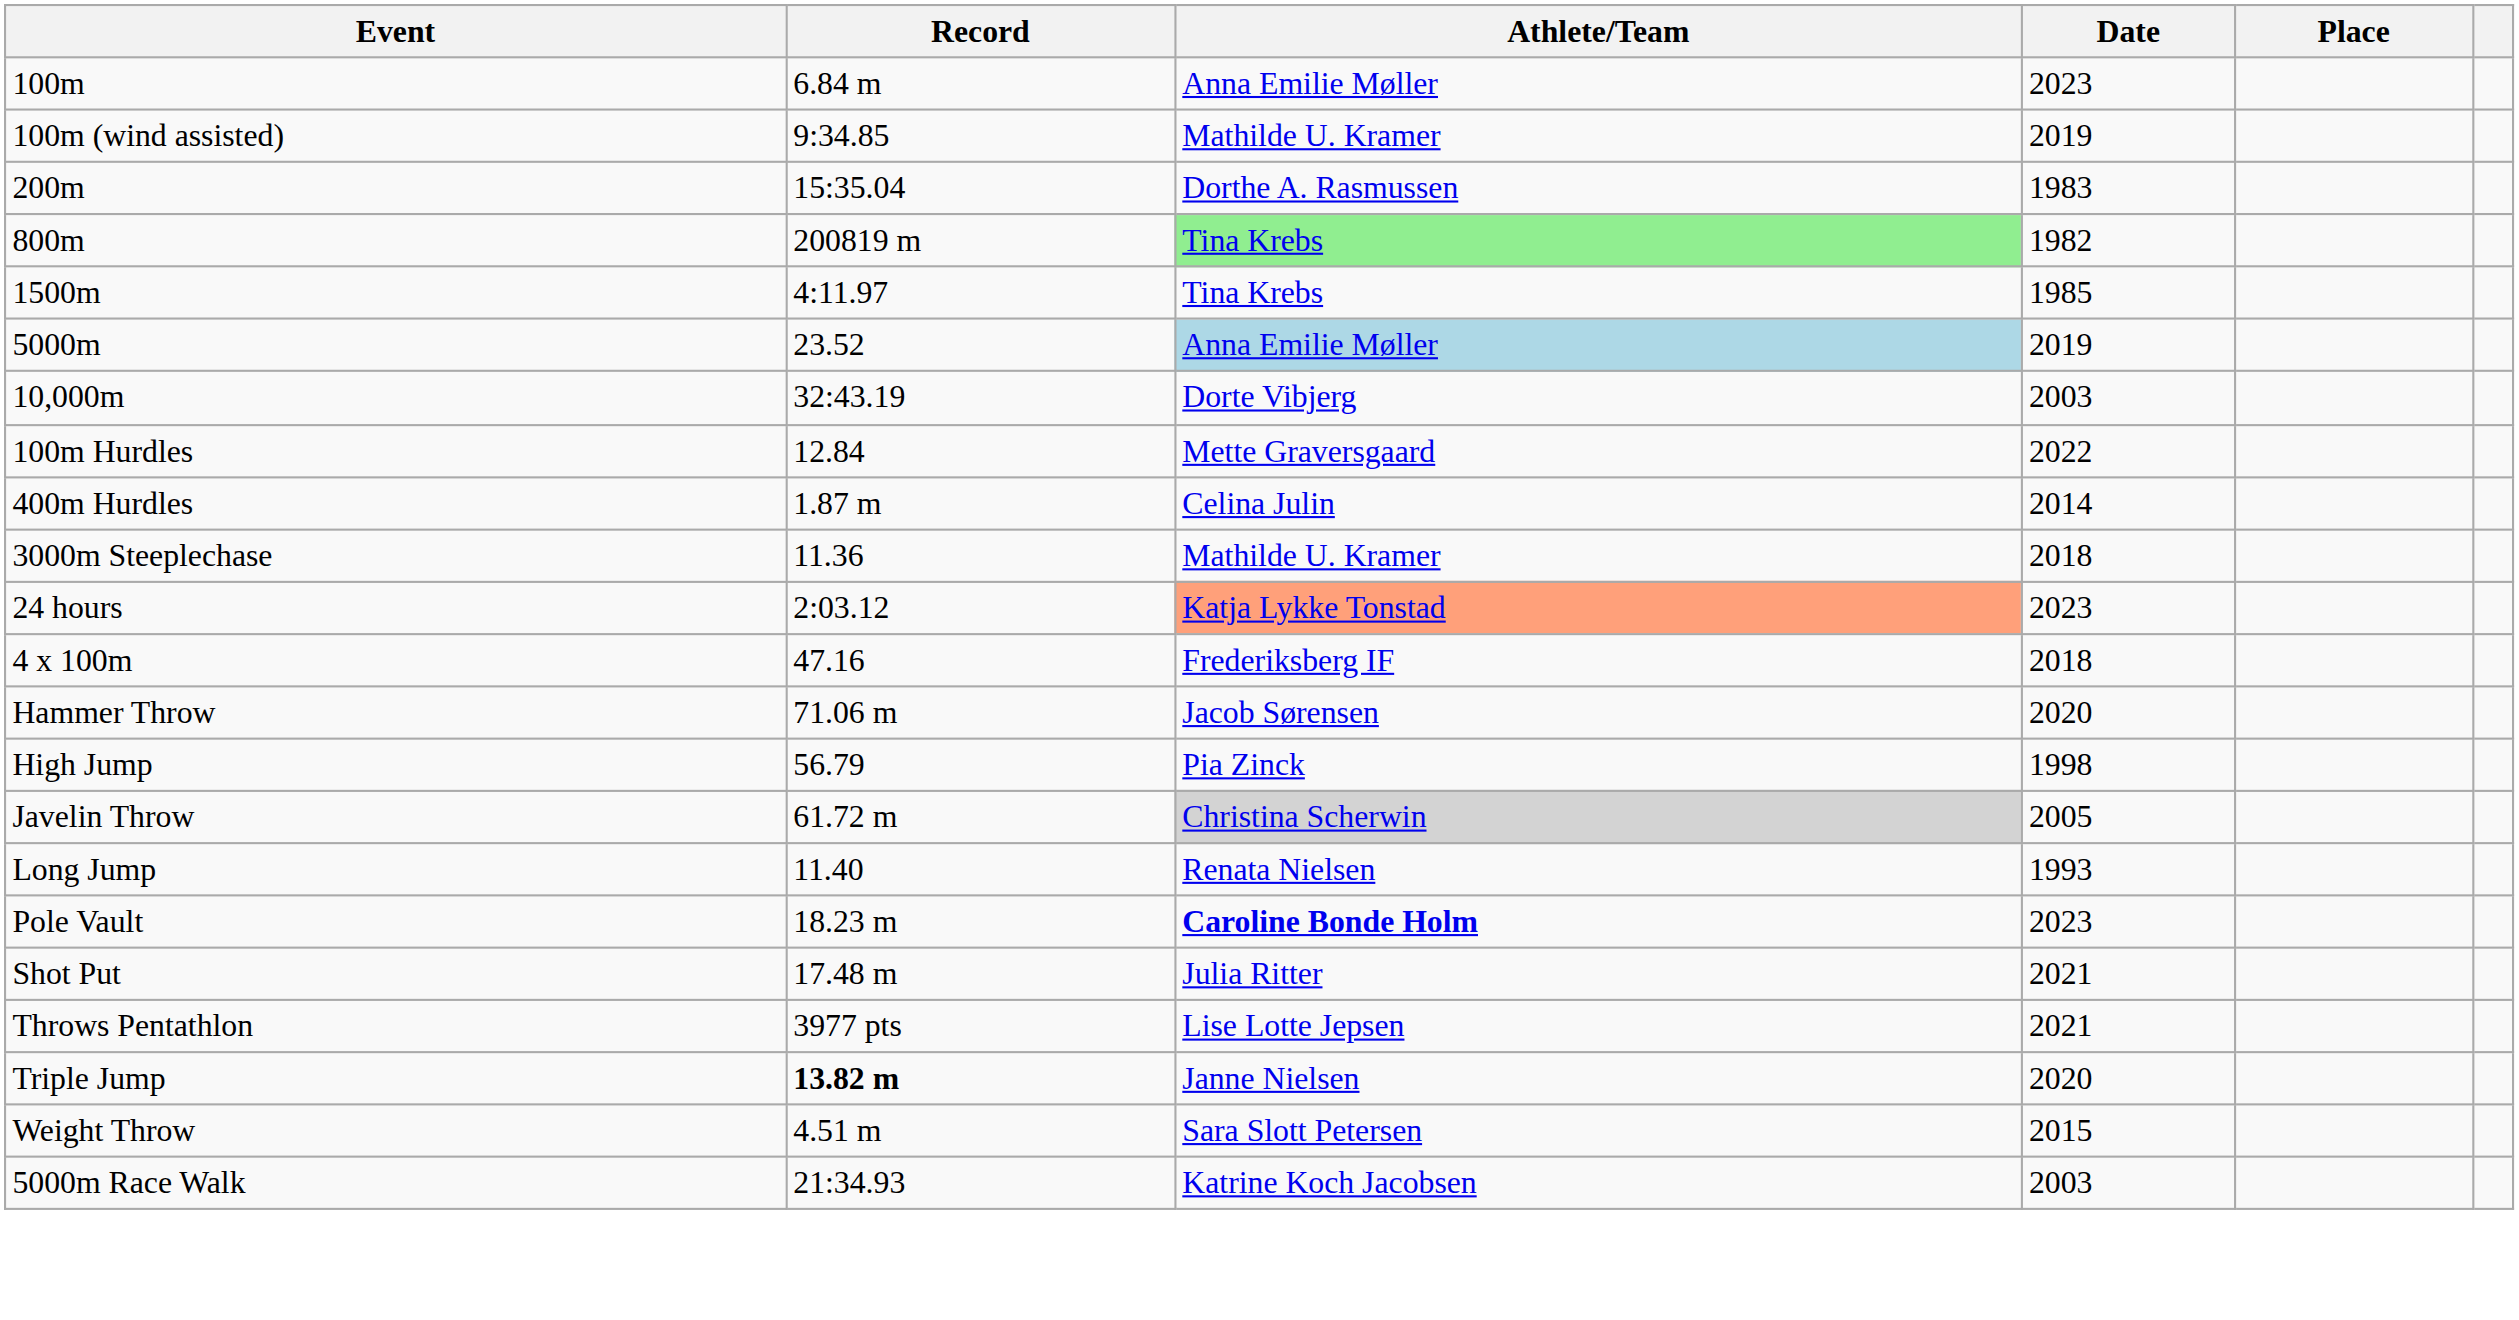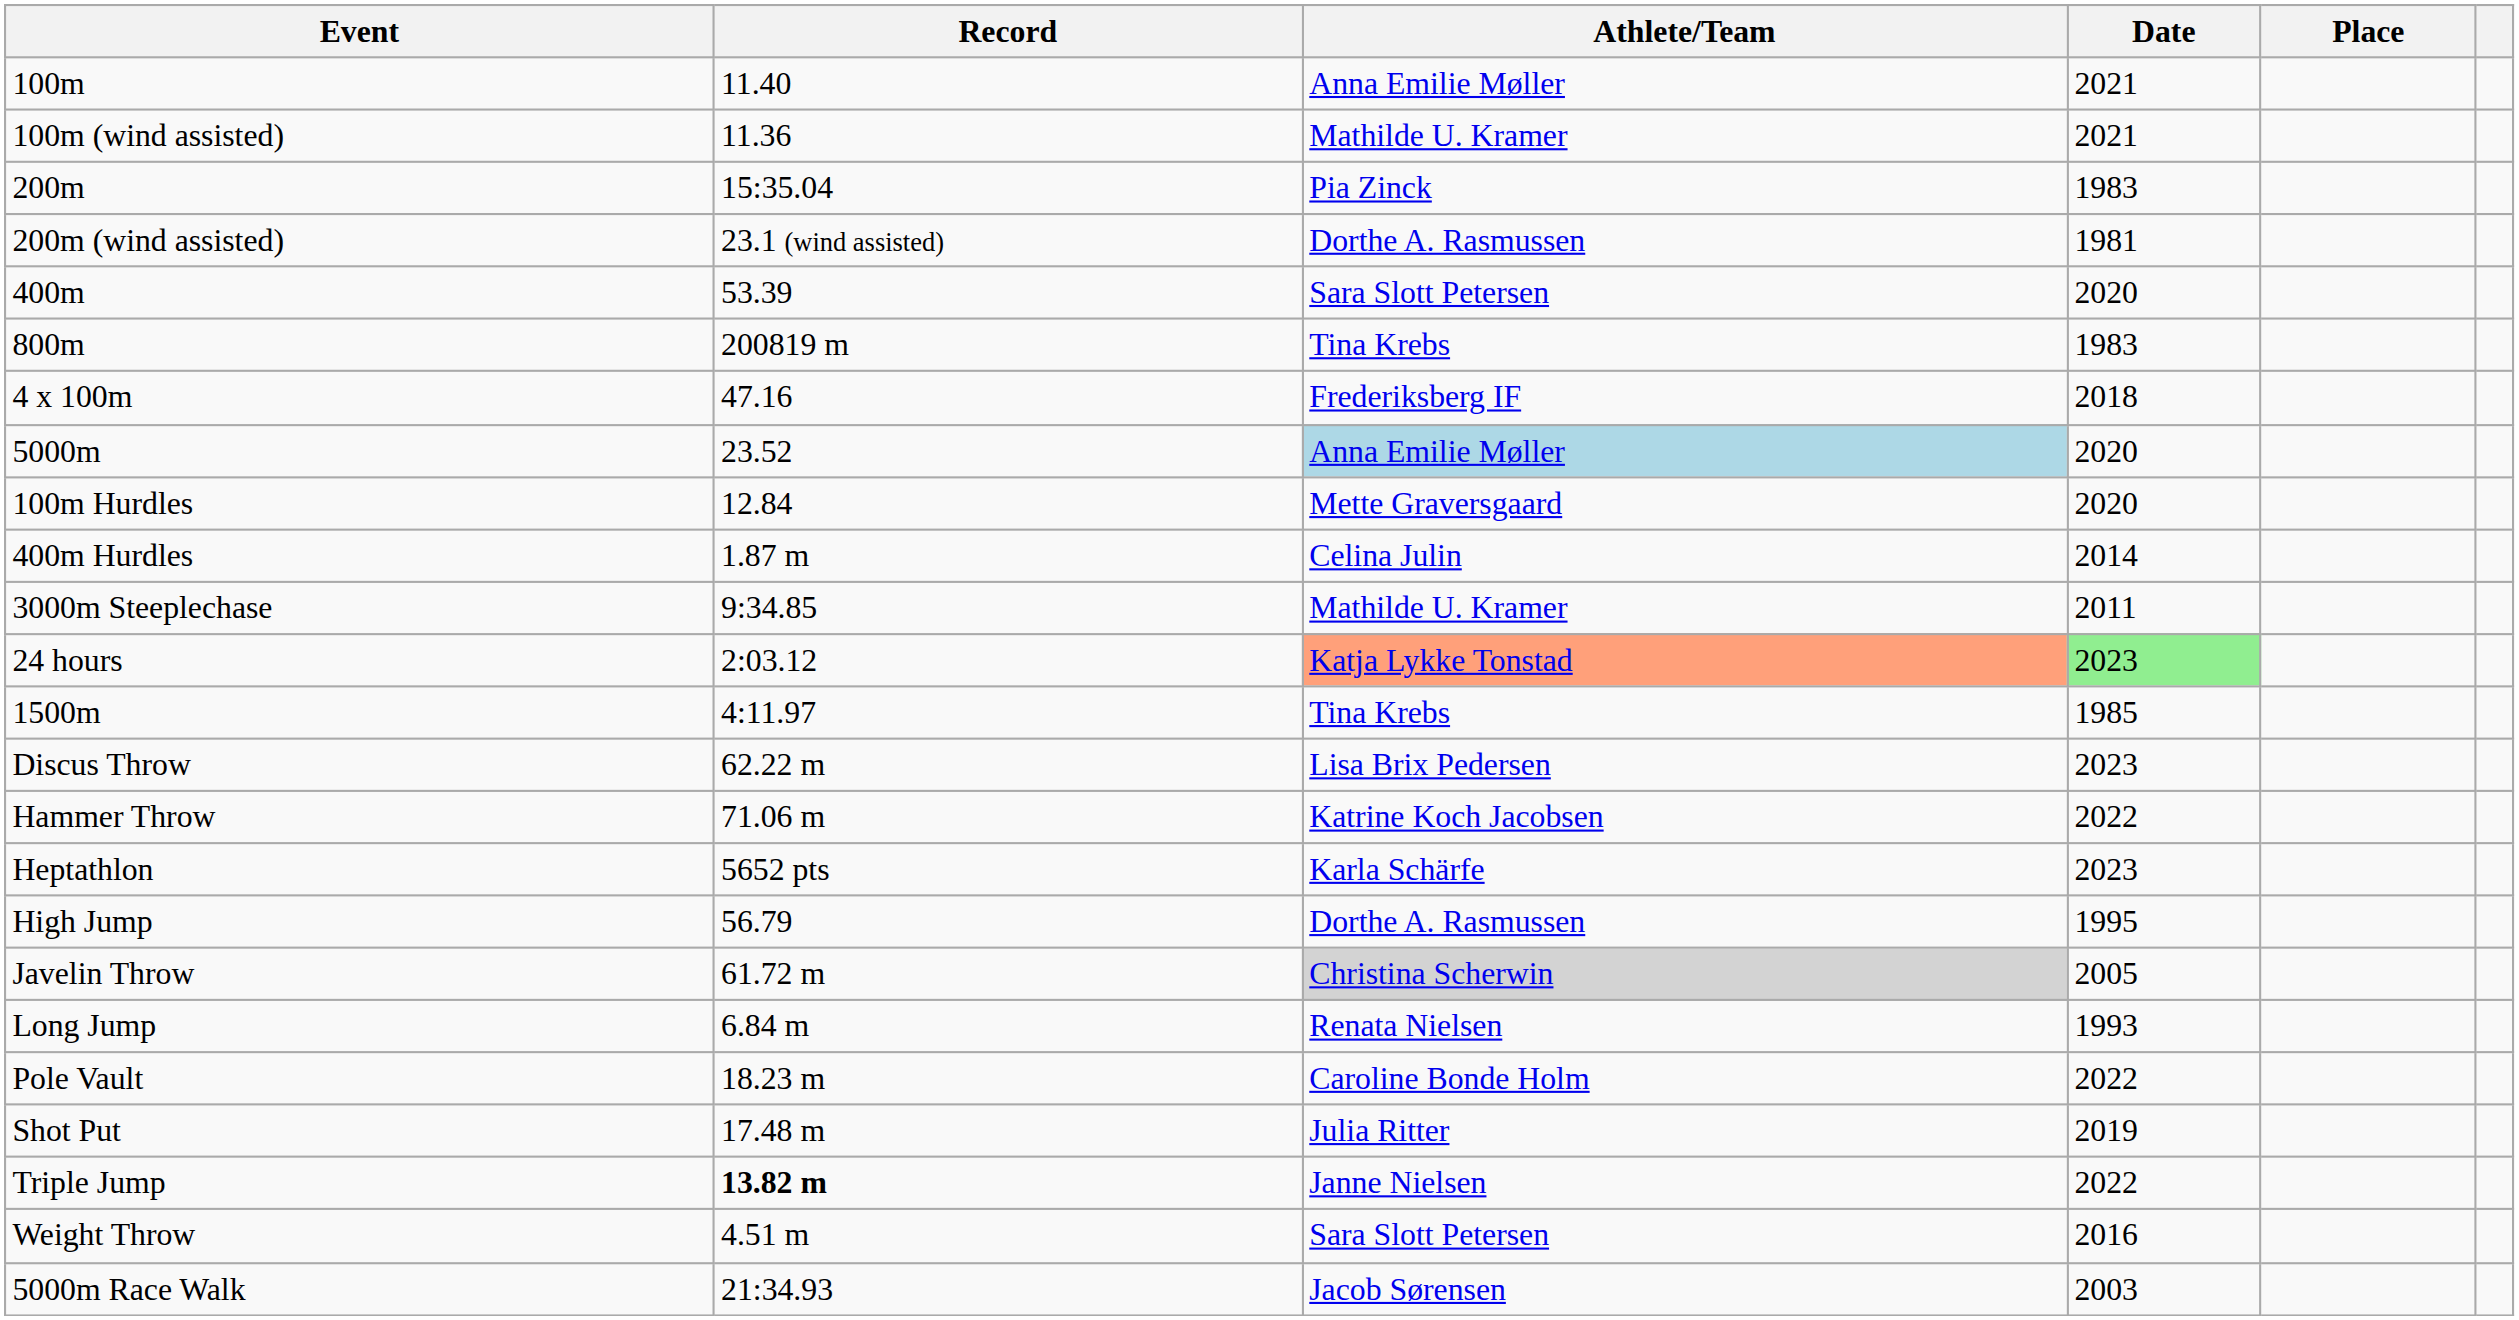(837, 83) 6.84 m -> (756, 83) 11.40
(2061, 83) 2023 -> (2106, 83) 2021
(841, 135) 9:34.85 -> (756, 135) 11.36
(2061, 135) 2019 -> (2106, 135) 2021
(1320, 188) Dorthe A. Rasmussen -> (1371, 188) Pia Zinck
+ row: (148, 240)
+ row: (49, 292)
(1253, 240) lightgreen background -> (1380, 345) no background
(2061, 240) 1982 -> (2106, 345) 1983
rows swapped: (57, 292) <-> (72, 659)
(2061, 345) 2019 -> (2106, 449) 2020
- row: (68, 397)
(2061, 449) 2022 -> (2106, 502) 2020
(828, 554) 11.36 -> (769, 607) 9:34.85
(2061, 554) 2018 -> (2106, 607) 2011
(2061, 607) no background -> (2106, 659) lightgreen background
+ row: (102, 764)
(1281, 711) Jacob Sørensen -> (1456, 816) Katrine Koch Jacobsen
(2061, 711) 2020 -> (2106, 816) 2022
+ row: (83, 868)
(1244, 764) Pia Zinck -> (1447, 921) Dorthe A. Rasmussen
(2061, 764) 1998 -> (2106, 921) 1995
(828, 868) 11.40 -> (765, 1026) 6.84 m
(1330, 921) bold -> (1449, 1078) normal
(2061, 921) 2023 -> (2106, 1078) 2022
(2061, 973) 2021 -> (2106, 1130) 2019
- row: (133, 1026)
(2061, 1078) 2020 -> (2106, 1183) 2022
(2061, 1130) 2015 -> (2106, 1235) 2016
(1330, 1183) Katrine Koch Jacobsen -> (1408, 1288) Jacob Sørensen
